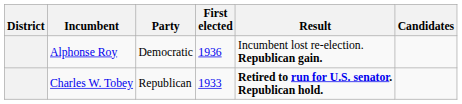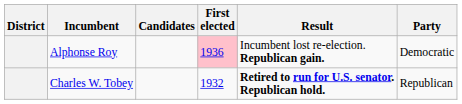columns swapped: (166, 26) <-> (426, 26)
(210, 51) no background -> (212, 51) pink background
(210, 83) 1933 -> (212, 83) 1932
